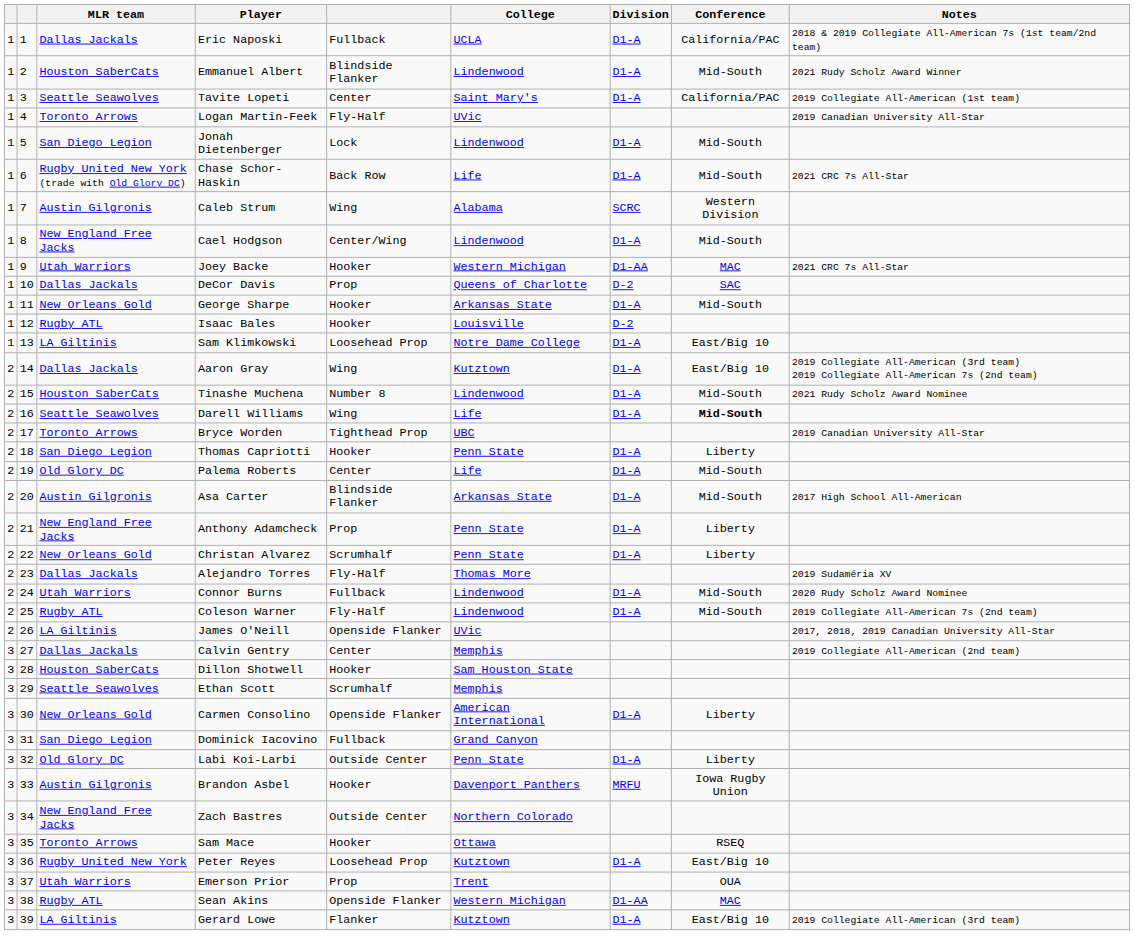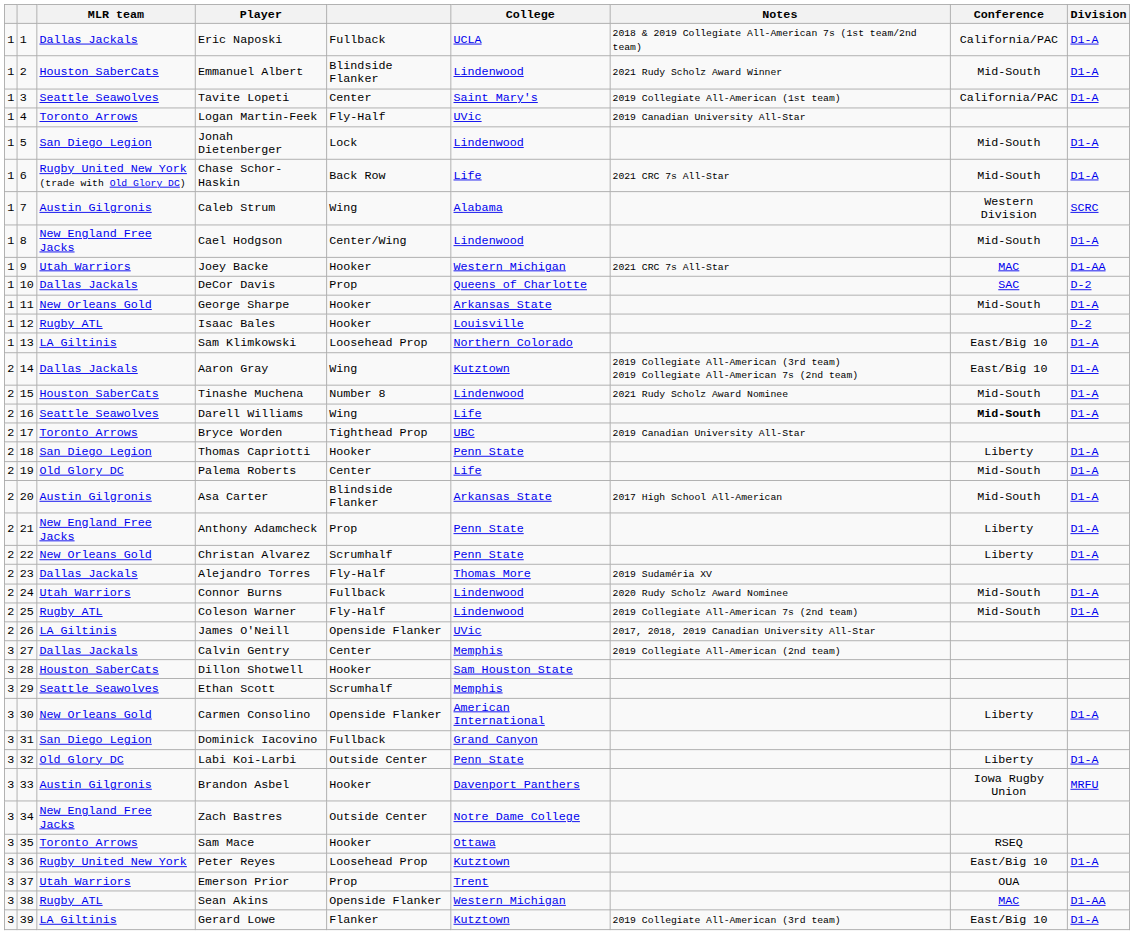columns swapped: (641, 14) <-> (959, 14)
(517, 343) Notre Dame College -> (513, 343) Northern Colorado
(513, 818) Northern Colorado -> (517, 818) Notre Dame College
